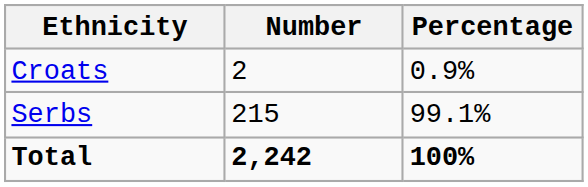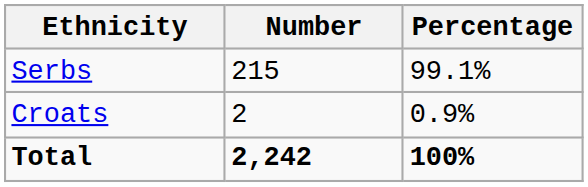rows swapped: (52, 115) <-> (60, 71)
